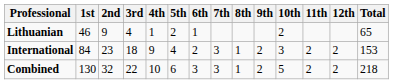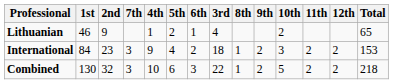columns swapped: (135, 13) <-> (222, 13)
